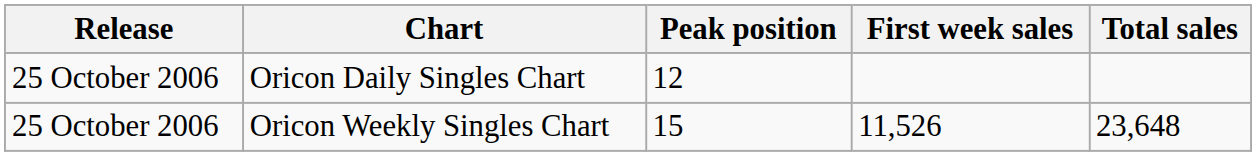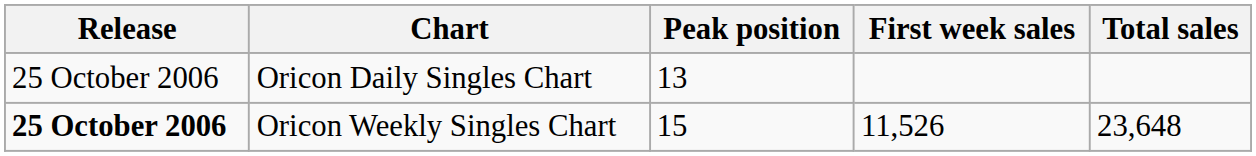(668, 77) 12 -> (672, 77) 13
(115, 126) normal -> (119, 126) bold
